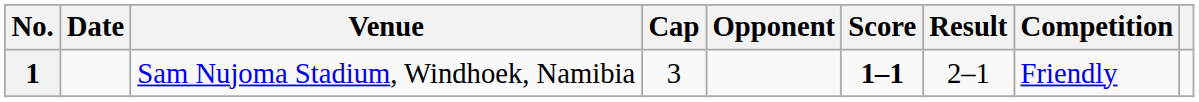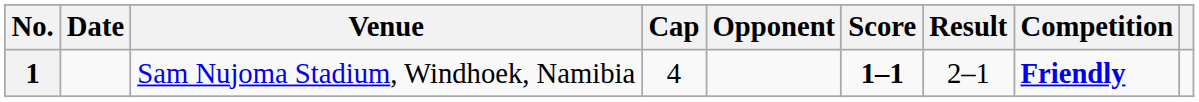(674, 72) 3 -> (674, 72) 4
(1069, 72) normal -> (1073, 72) bold
